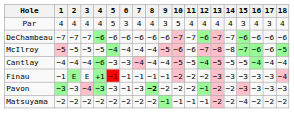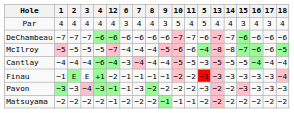columns swapped: (113, 11) <-> (204, 11)
(152, 88) bold -> (152, 88) normal
(243, 101) −4 -> (243, 101) −2
